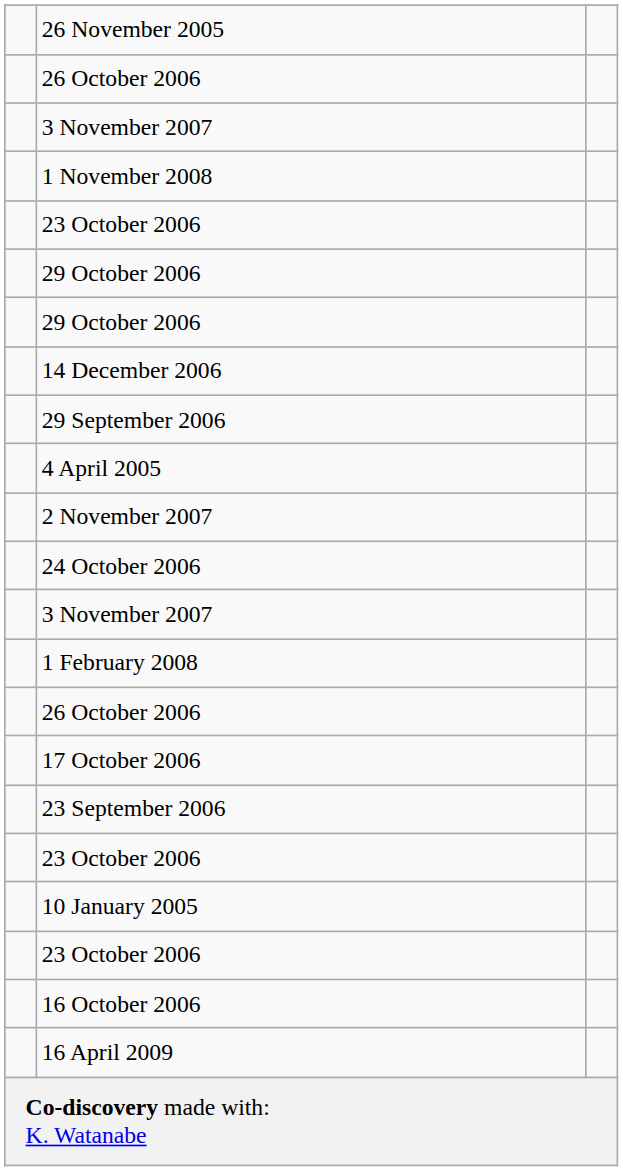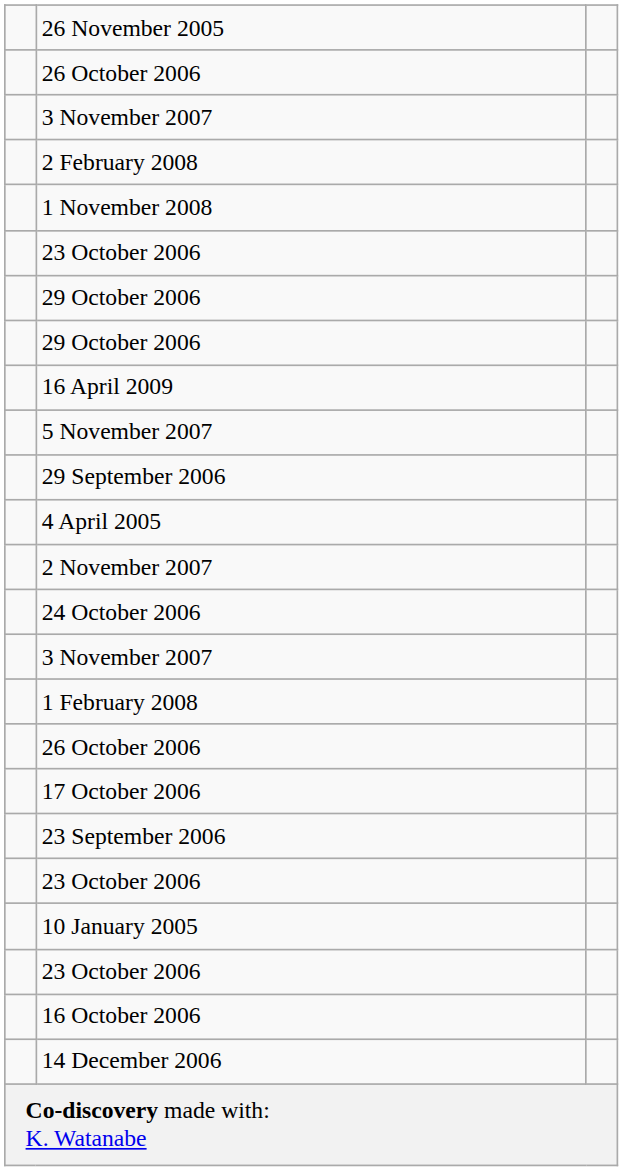+ row: (20, 163)
rows swapped: (20, 371) <-> (20, 1053)
+ row: (20, 432)
